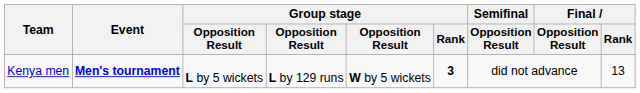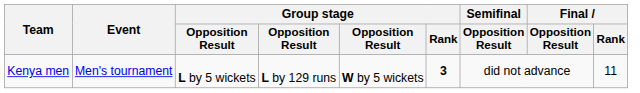(127, 72) bold -> (124, 72) normal
(618, 72) 13 -> (611, 72) 11
